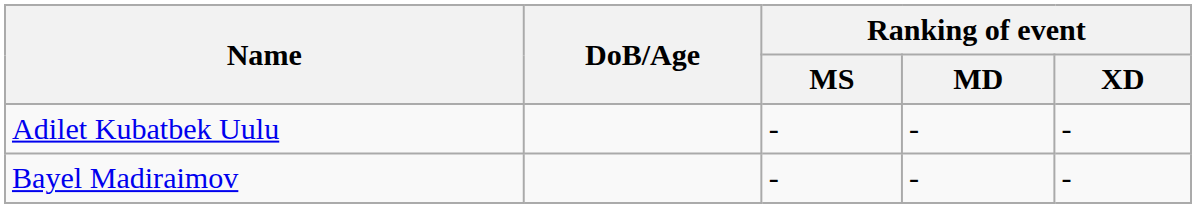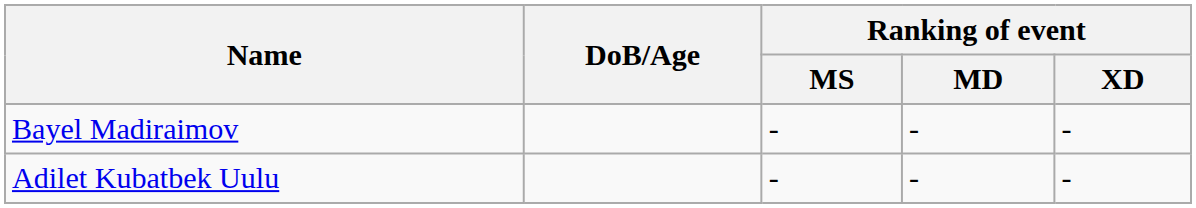rows swapped: (146, 128) <-> (125, 178)
